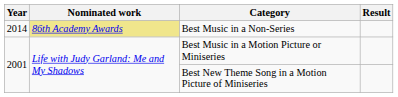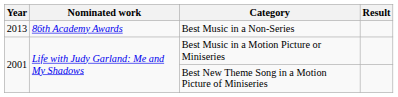(17, 28) 2014 -> (17, 28) 2013
(77, 28) khaki background -> (77, 28) no background
